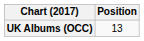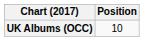(117, 28) 13 -> (117, 28) 10
